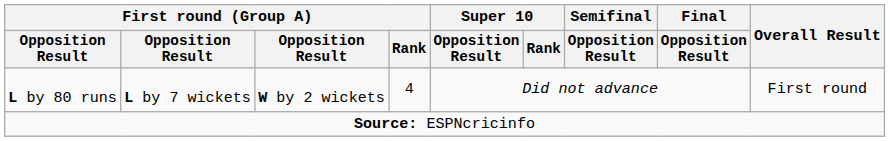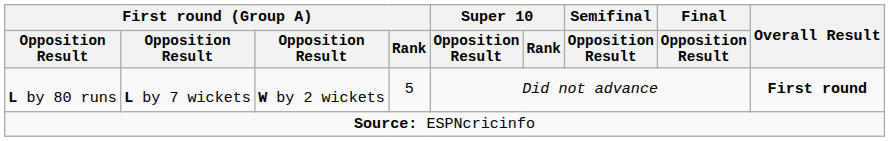(409, 89) 4 -> (409, 89) 5
(817, 89) normal -> (817, 89) bold
